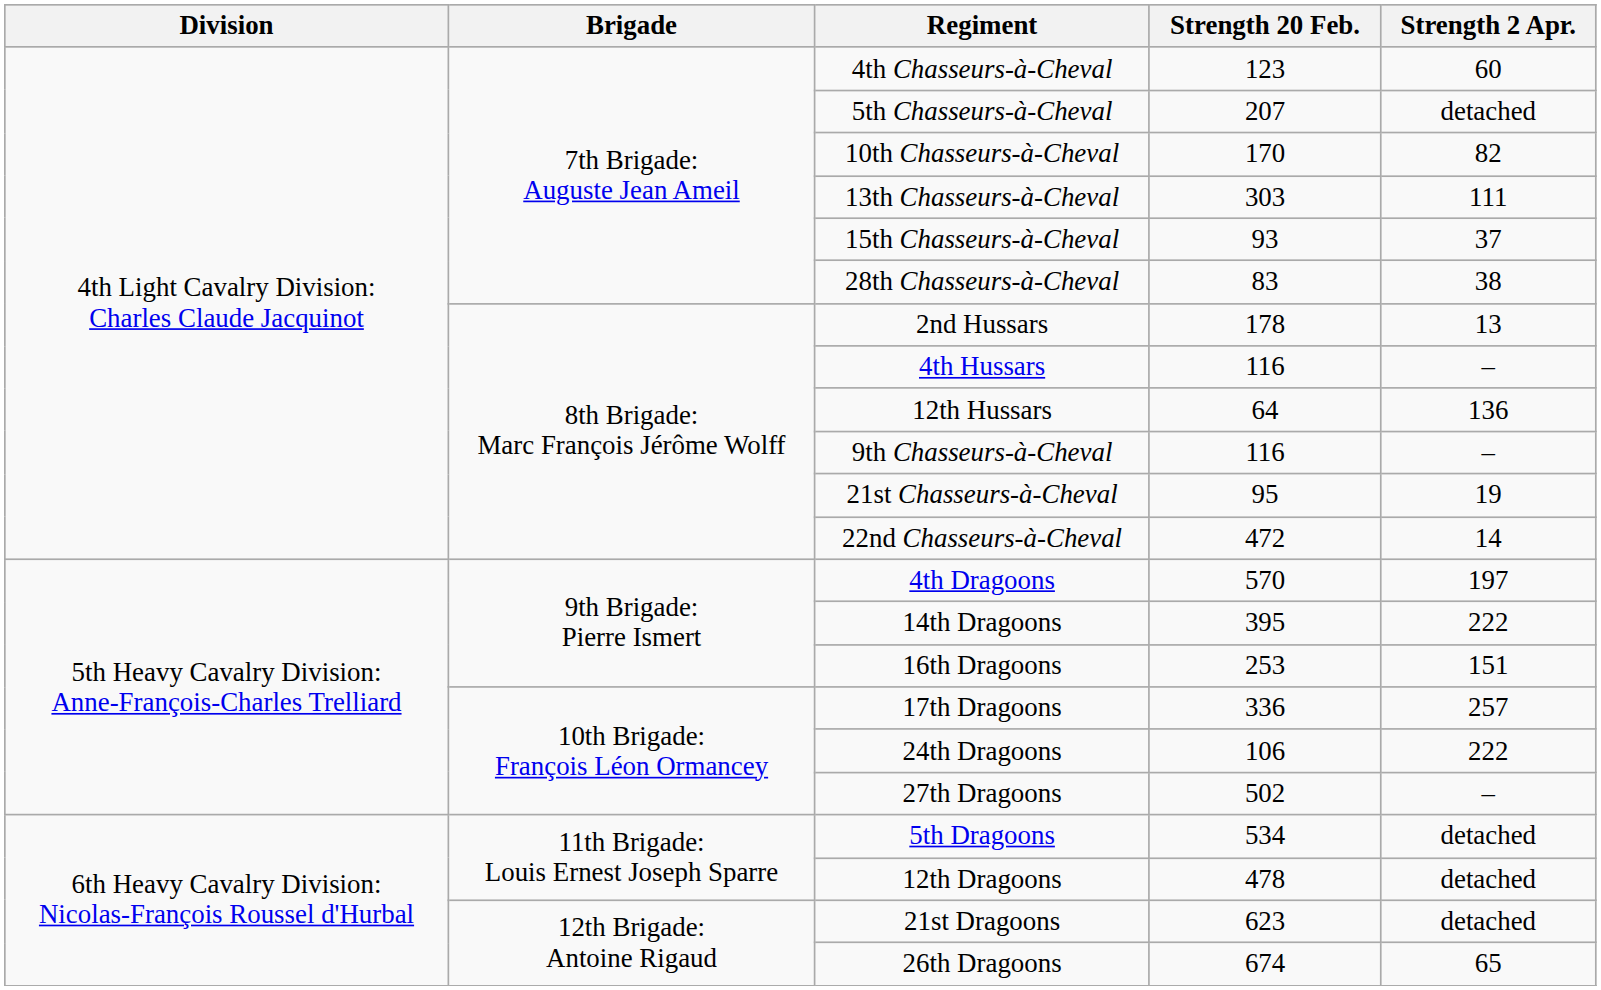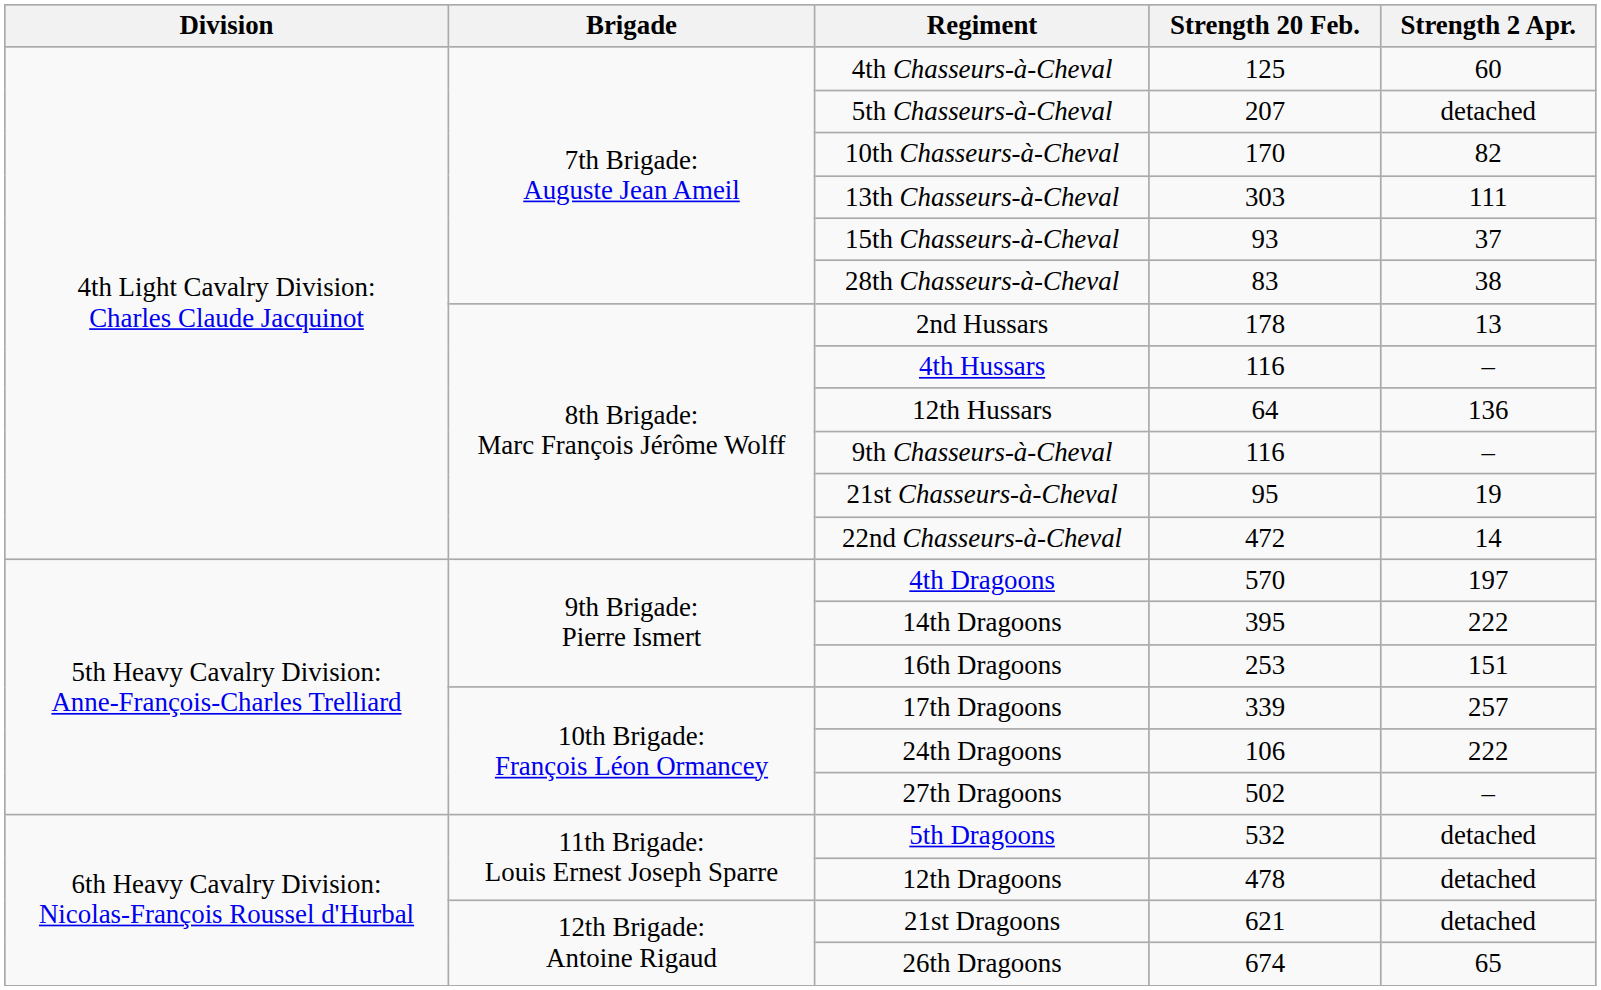(1265, 68) 123 -> (1265, 68) 125
(1265, 707) 336 -> (1265, 707) 339
(1265, 835) 534 -> (1265, 835) 532
(1265, 921) 623 -> (1265, 921) 621
